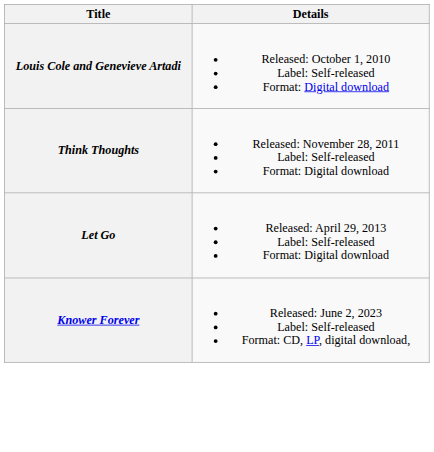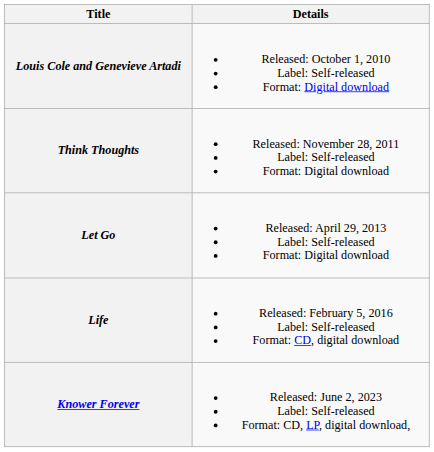+ row: (98, 320)
